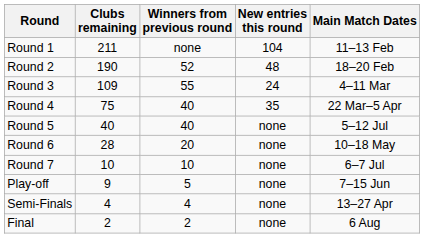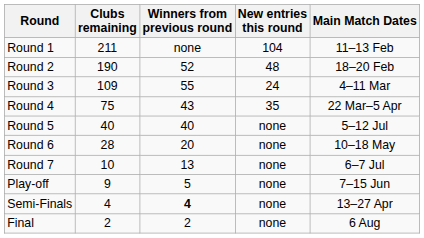(187, 106) 40 -> (187, 106) 43
(187, 164) 10 -> (187, 164) 13
(187, 203) normal -> (187, 203) bold
